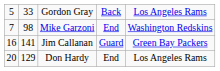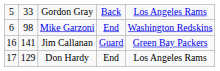(11, 27) 7 -> (11, 27) 6
(11, 58) 20 -> (11, 58) 17
